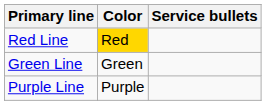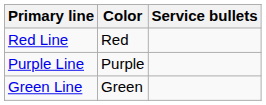(115, 40) gold background -> (115, 40) no background
rows swapped: (45, 64) <-> (46, 87)
